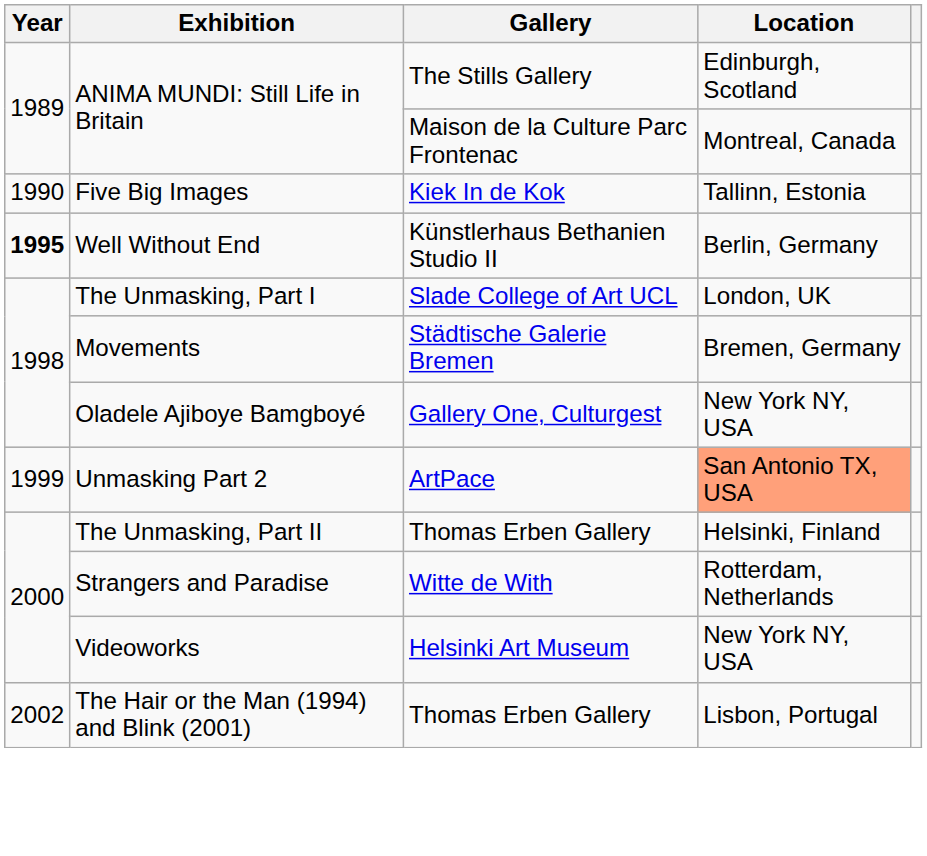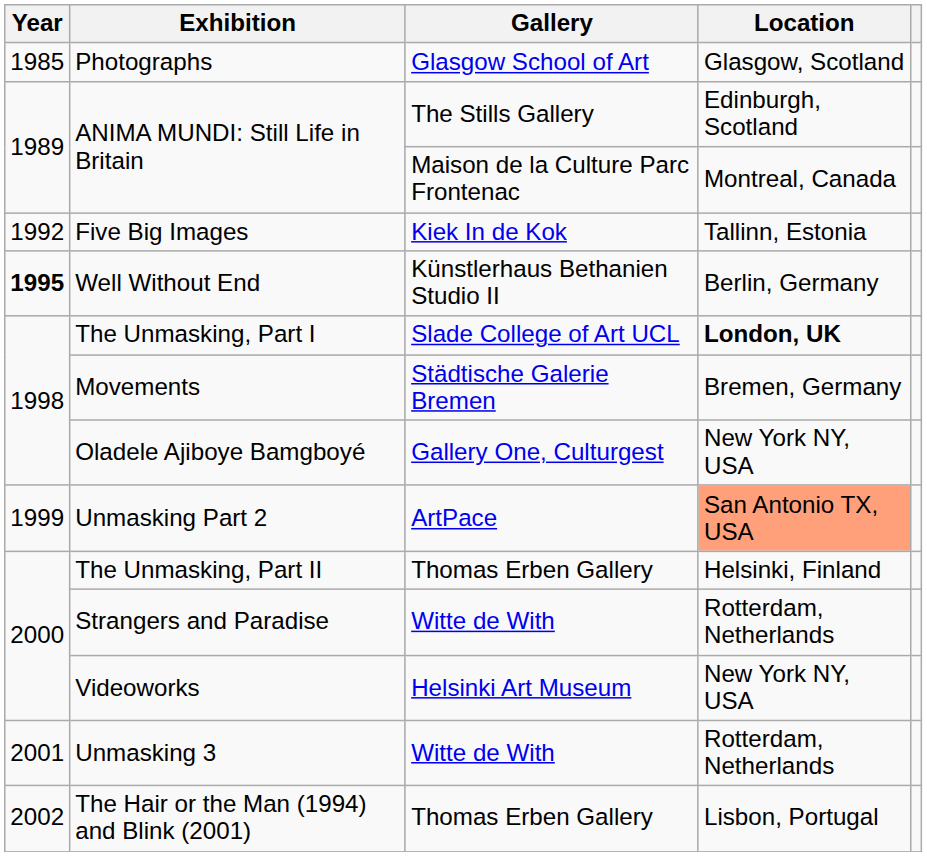+ row: (144, 61)
(37, 192) 1990 -> (37, 231) 1992
(767, 296) normal -> (772, 335) bold
+ row: (146, 752)
